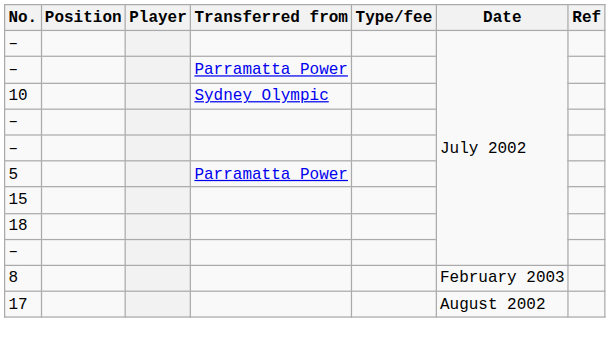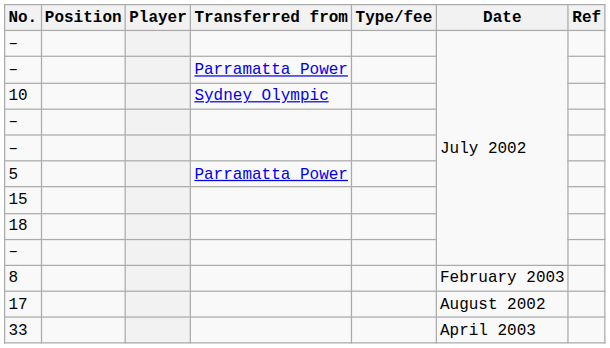+ row: (18, 330)
